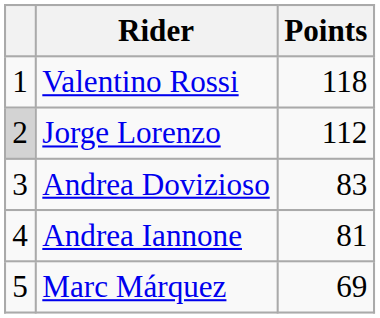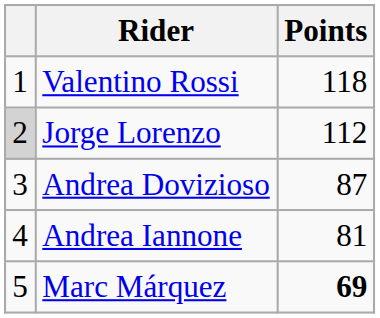(352, 184) 83 -> (352, 184) 87
(352, 287) normal -> (352, 287) bold
